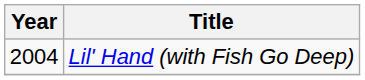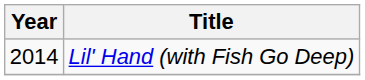(34, 56) 2004 -> (34, 56) 2014
